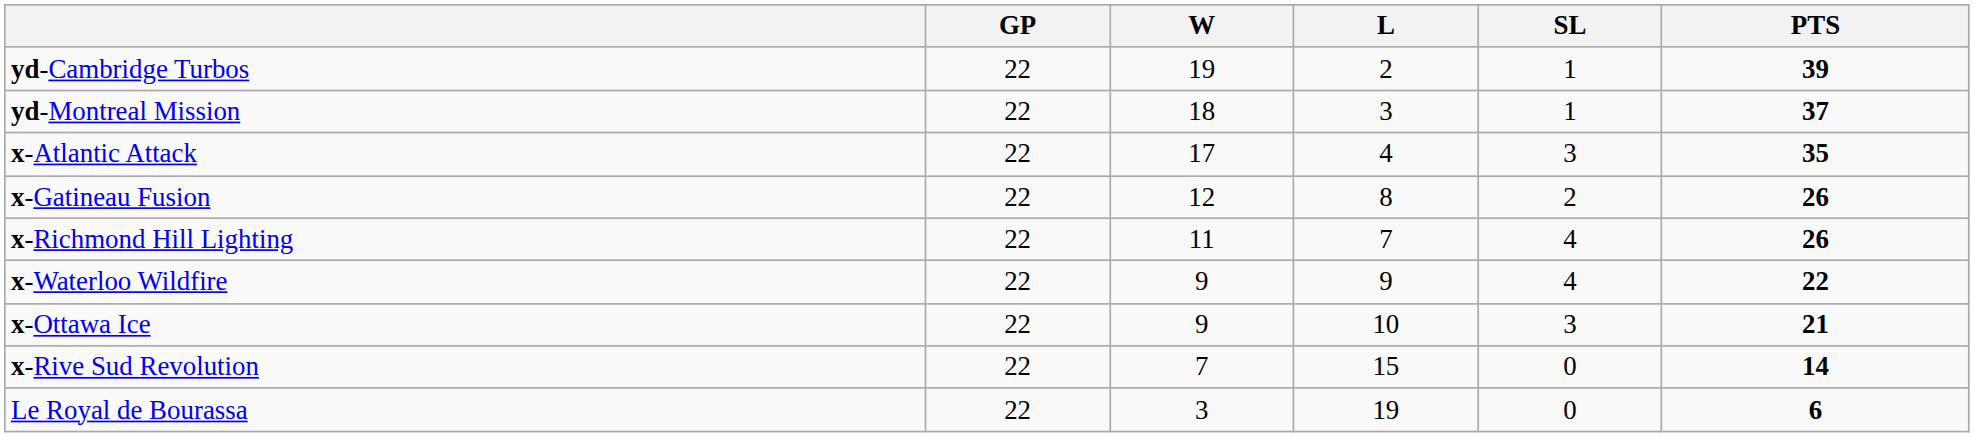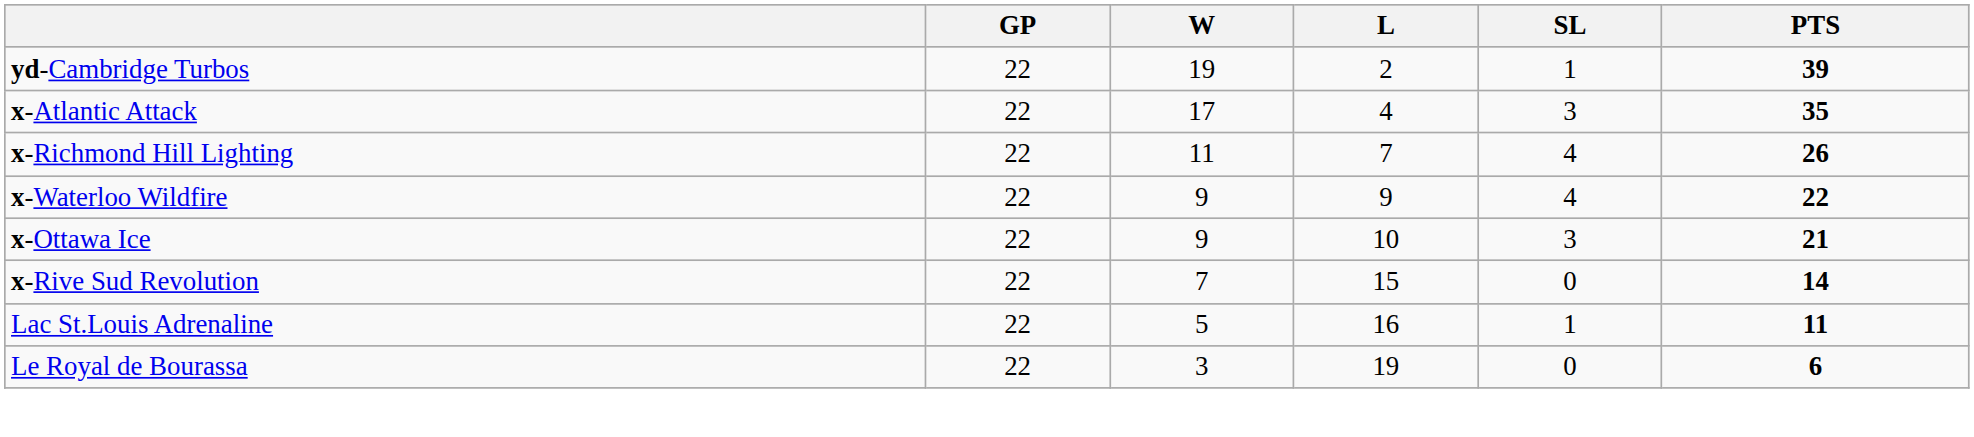- row: (126, 111)
- row: (111, 196)
+ row: (142, 324)
